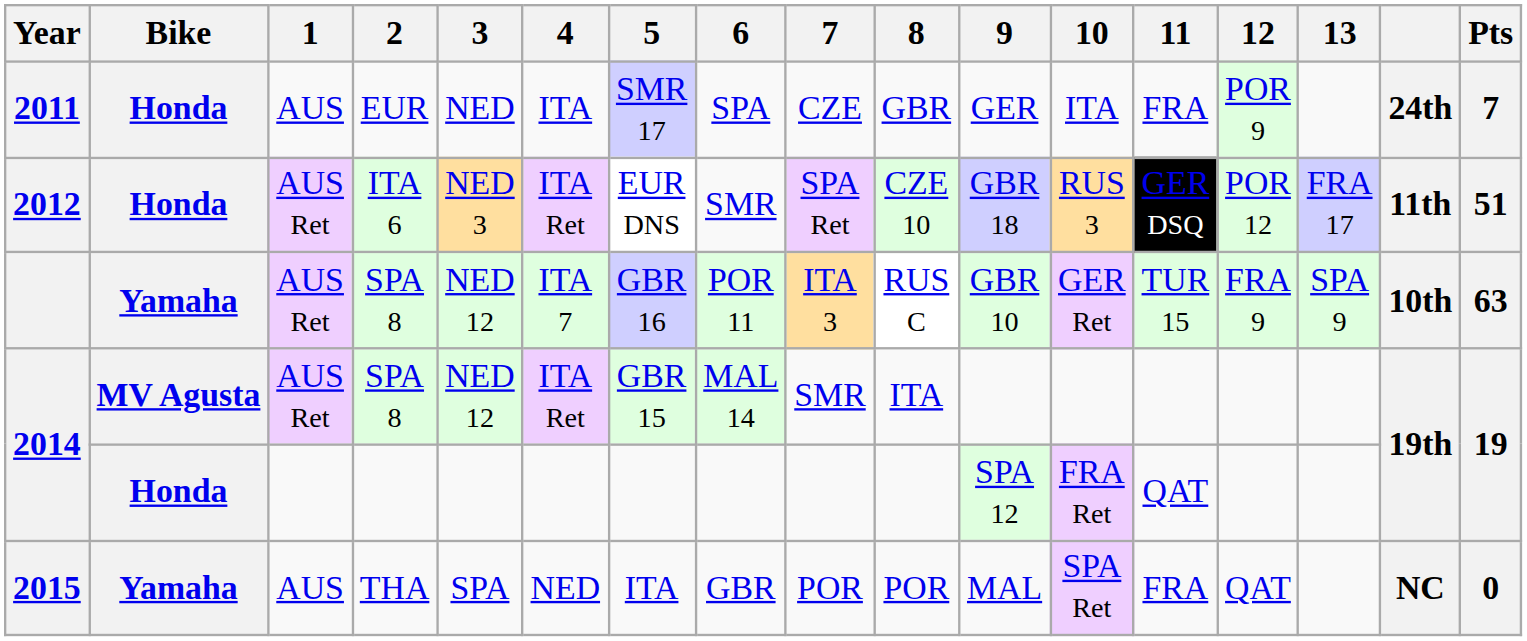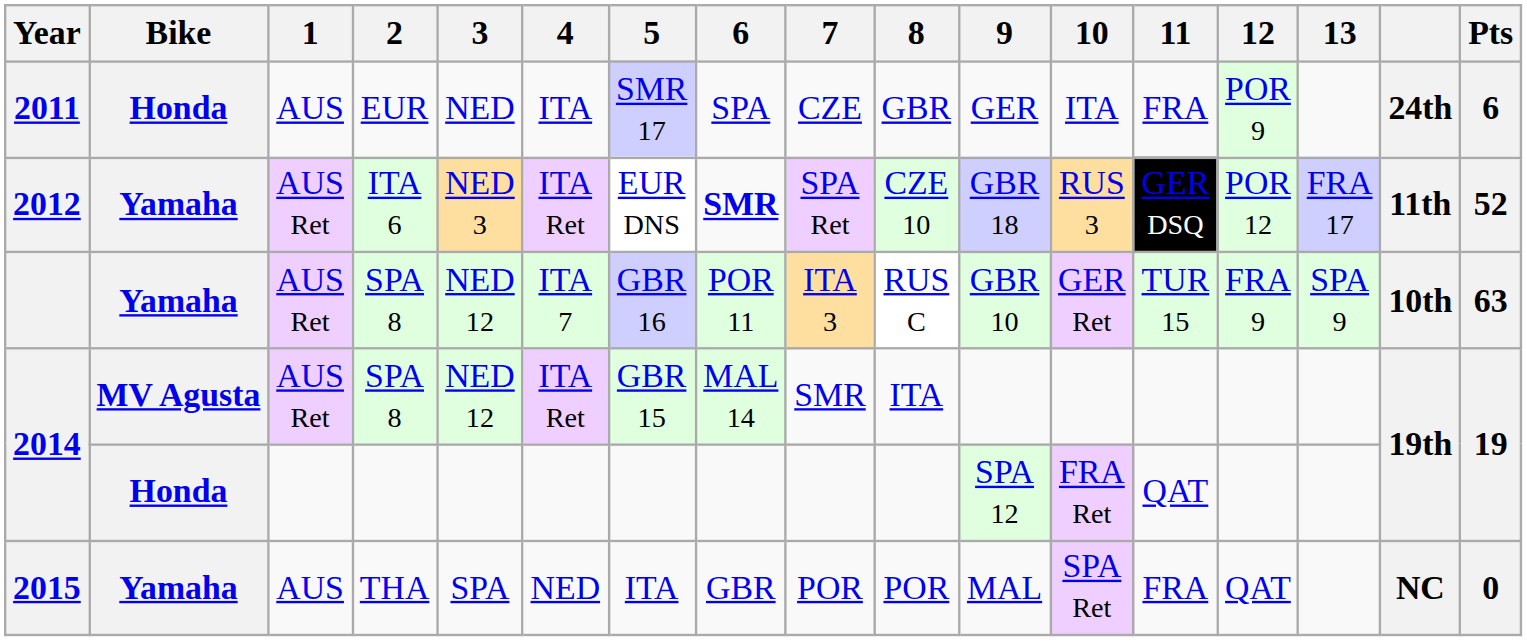(1491, 108) 7 -> (1491, 108) 6
(178, 204) Honda -> (178, 204) Yamaha
(741, 204) normal -> (741, 204) bold
(1491, 204) 51 -> (1491, 204) 52
